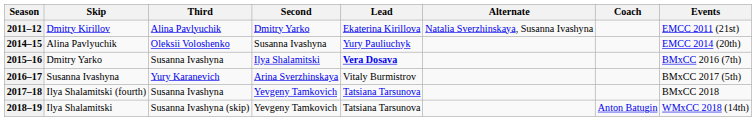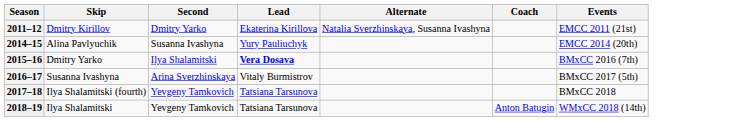- column: (200, 12)
